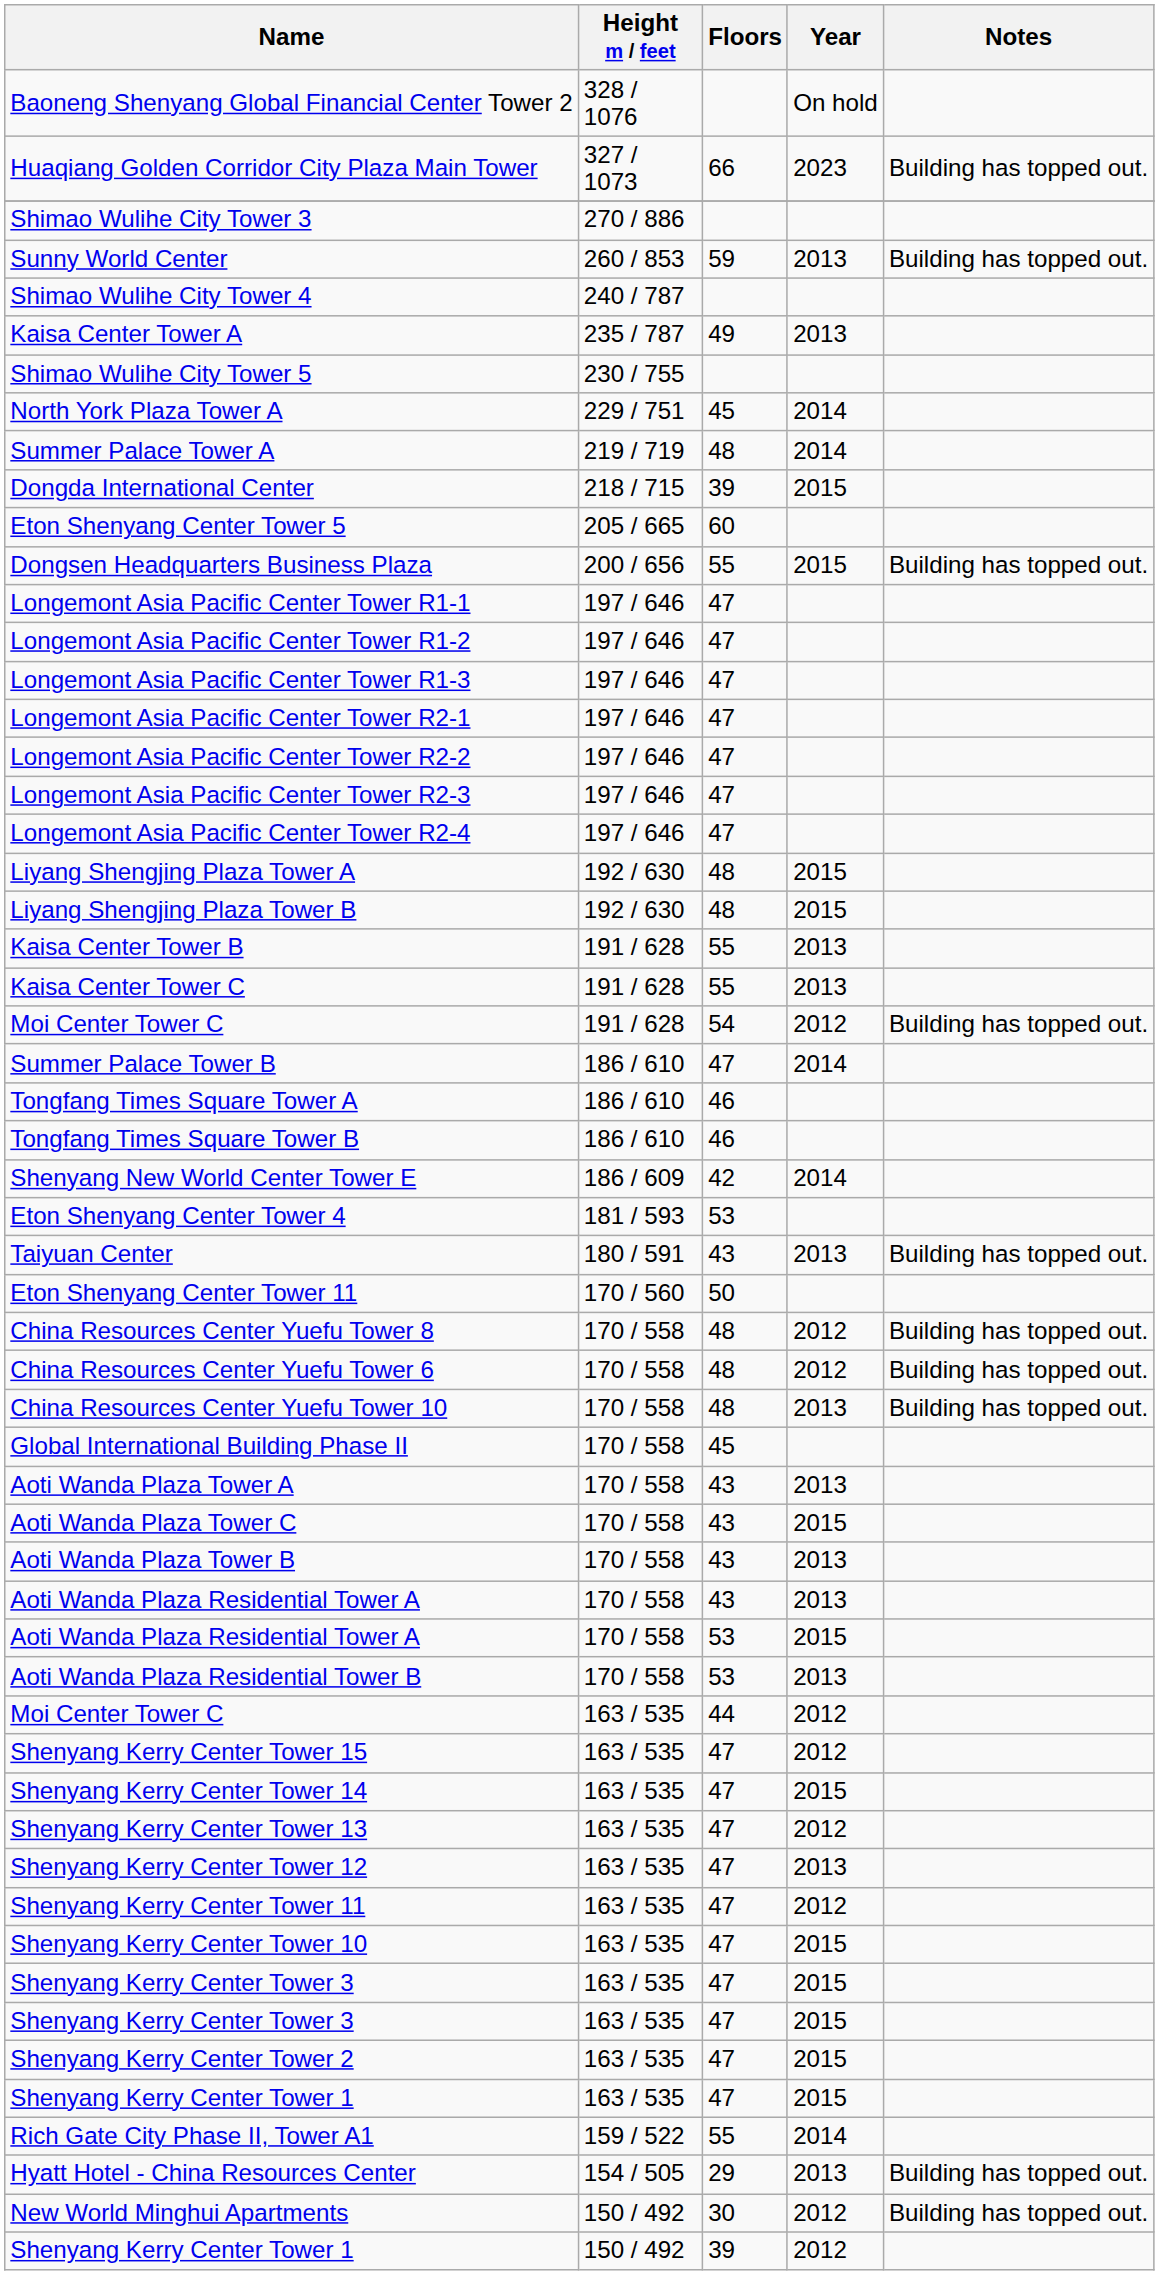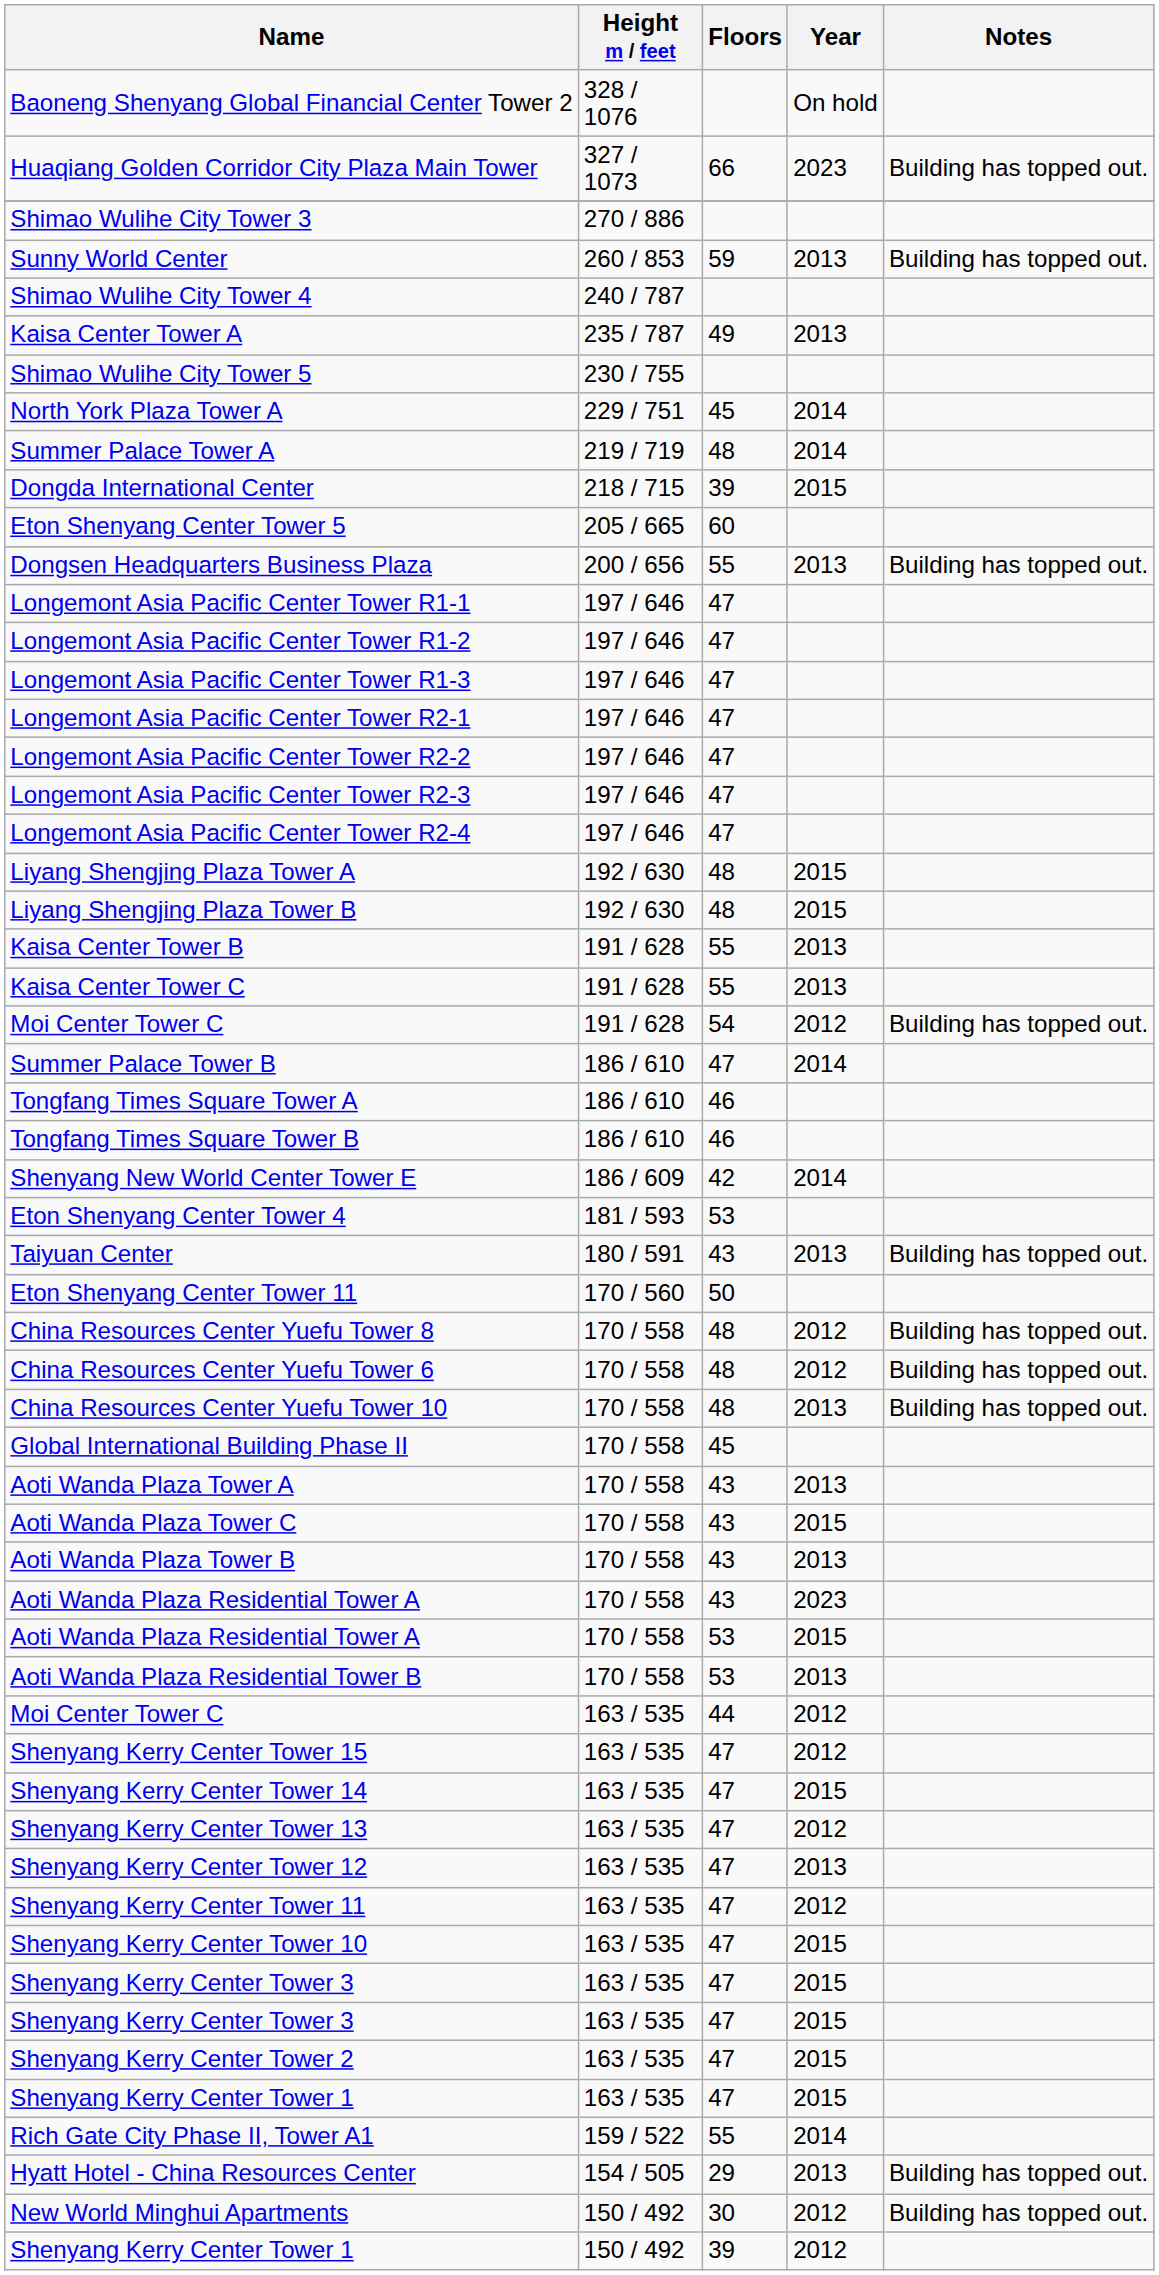(820, 564) 2015 -> (820, 564) 2013
(820, 1599) 2013 -> (820, 1599) 2023
